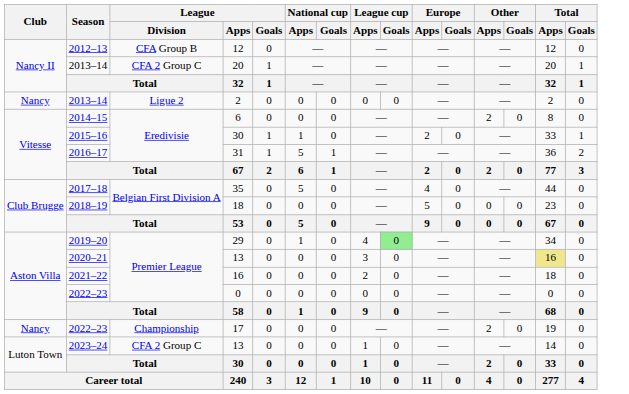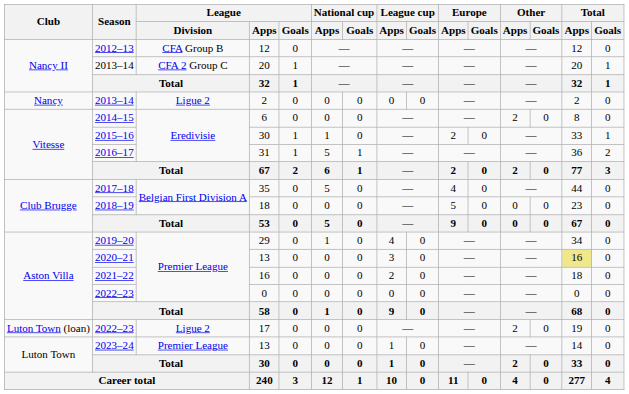(396, 240) lightgreen background -> (422, 240) no background
(35, 328) Nancy -> (48, 328) Luton Town (loan)
(167, 328) Championship -> (193, 328) Ligue 2
(167, 345) CFA 2 Group C -> (193, 345) Premier League
